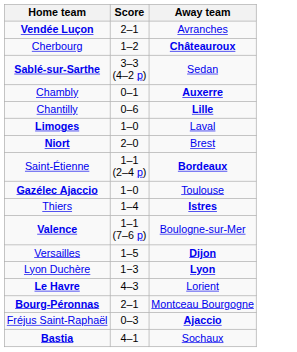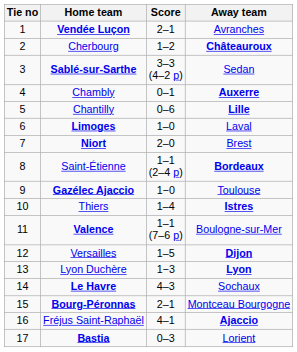+ column: (22, 13)
(203, 287) Lorient -> (239, 287) Sochaux
(129, 321) 0–3 -> (166, 321) 4–1
(129, 338) 4–1 -> (166, 338) 0–3
(203, 338) Sochaux -> (239, 338) Lorient
